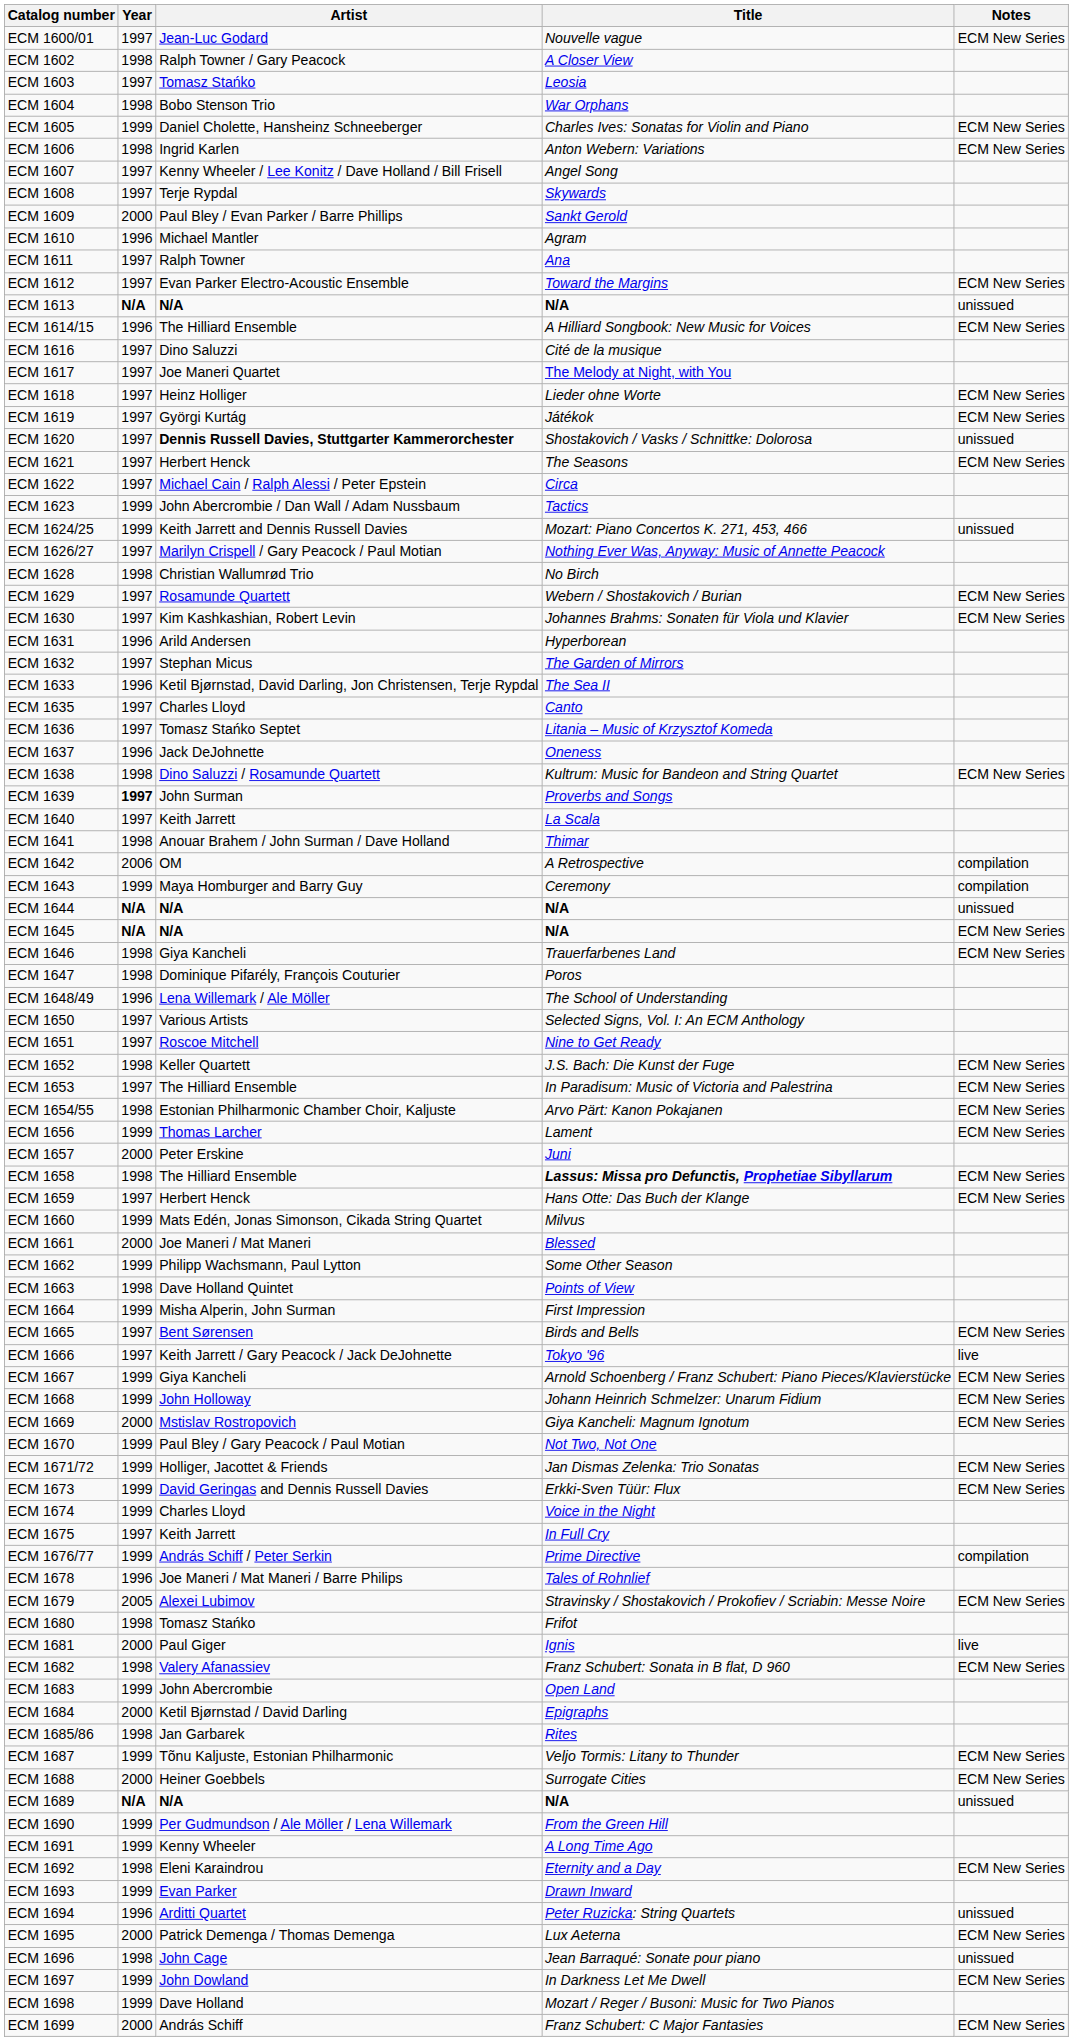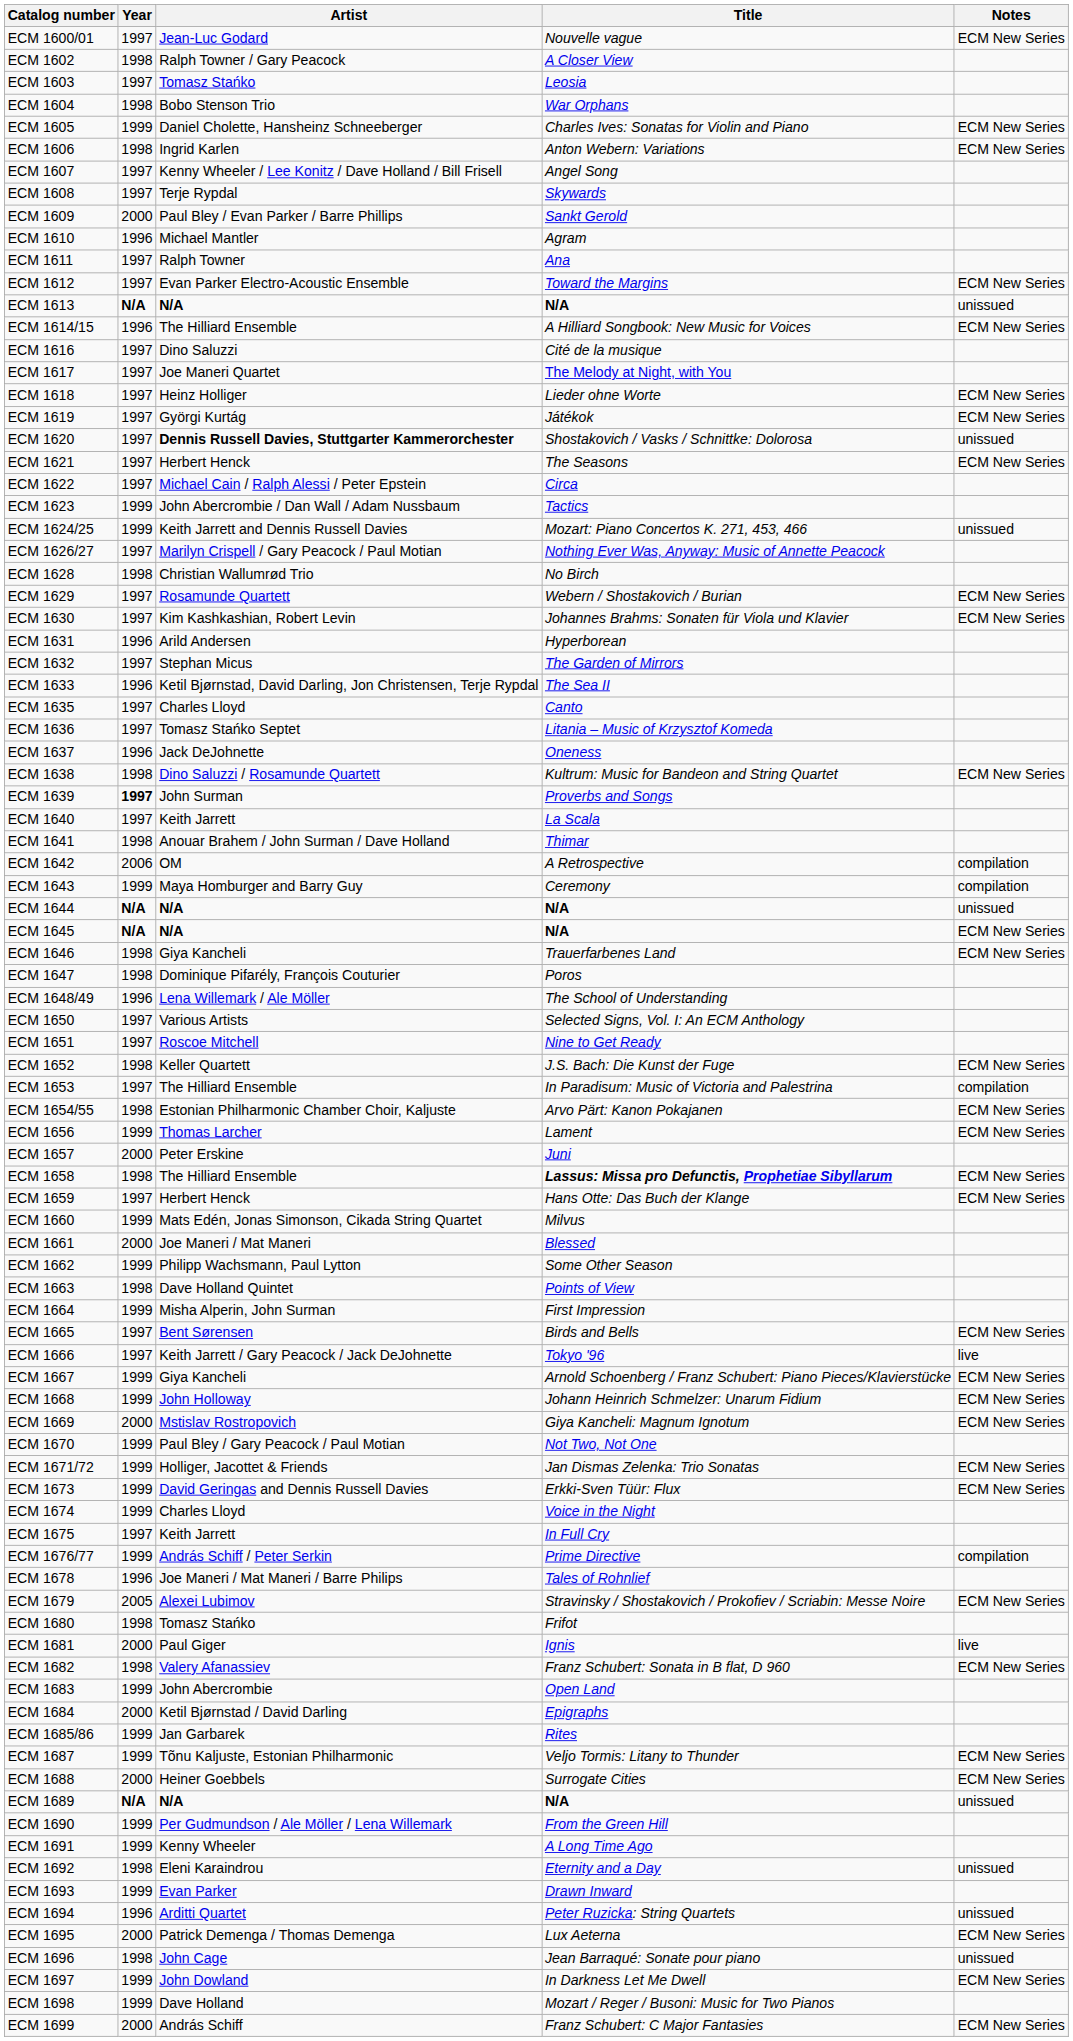(1011, 1087) ECM New Series -> (993, 1087) compilation
(137, 1735) 1998 -> (137, 1735) 1999
(1011, 1869) ECM New Series -> (986, 1869) unissued
